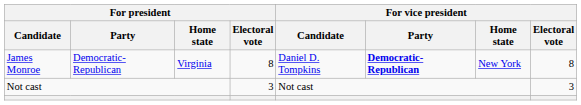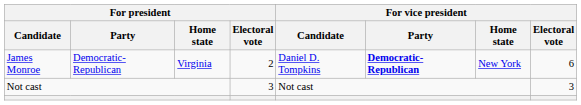(271, 64) 8 -> (271, 64) 2
(571, 64) 8 -> (571, 64) 6
